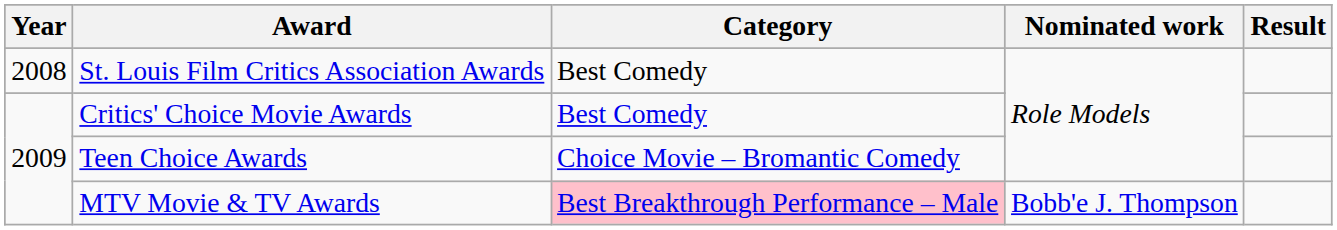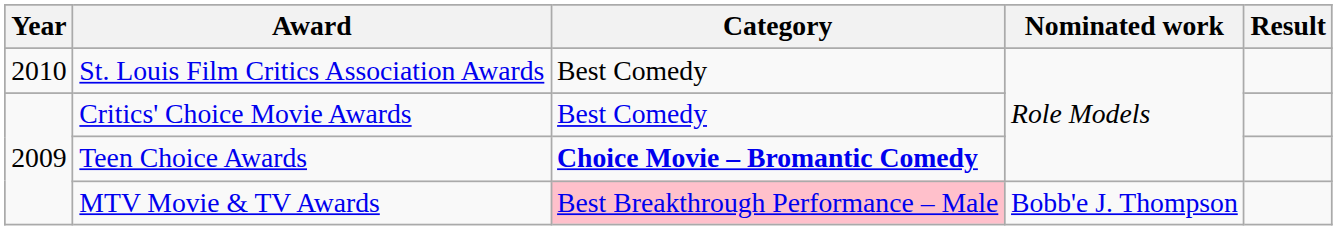(39, 70) 2008 -> (39, 70) 2010
(759, 158) normal -> (767, 158) bold
